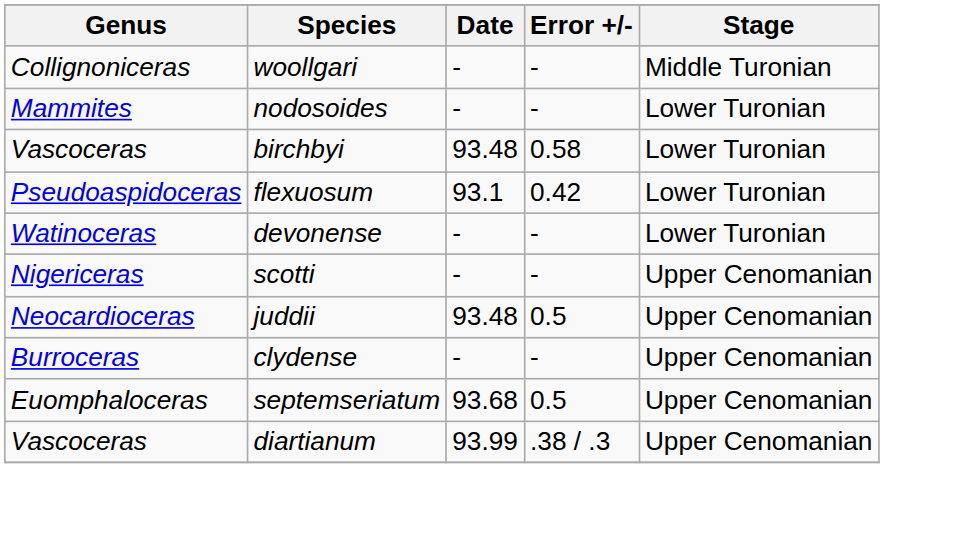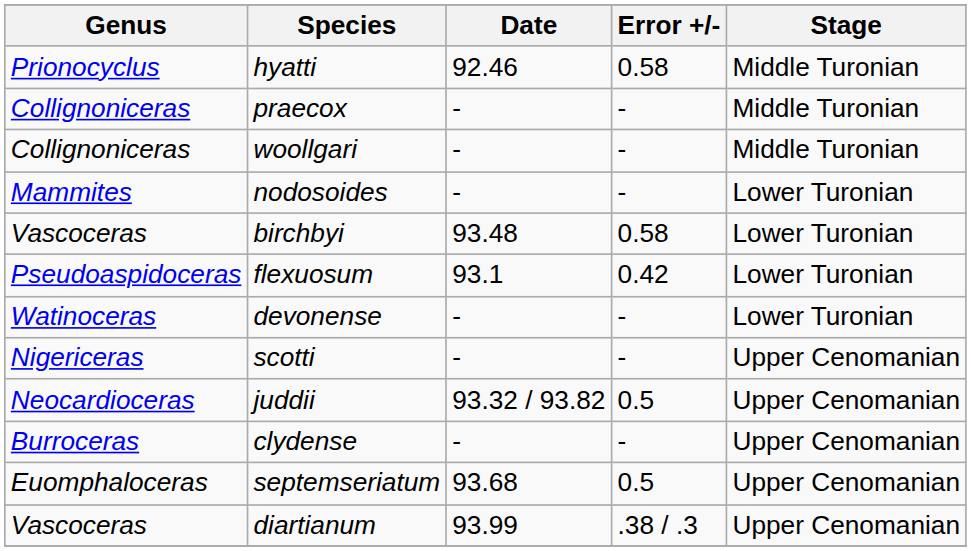+ row: (285, 66)
+ row: (300, 108)
(485, 316) 93.48 -> (529, 399) 93.32 / 93.82
